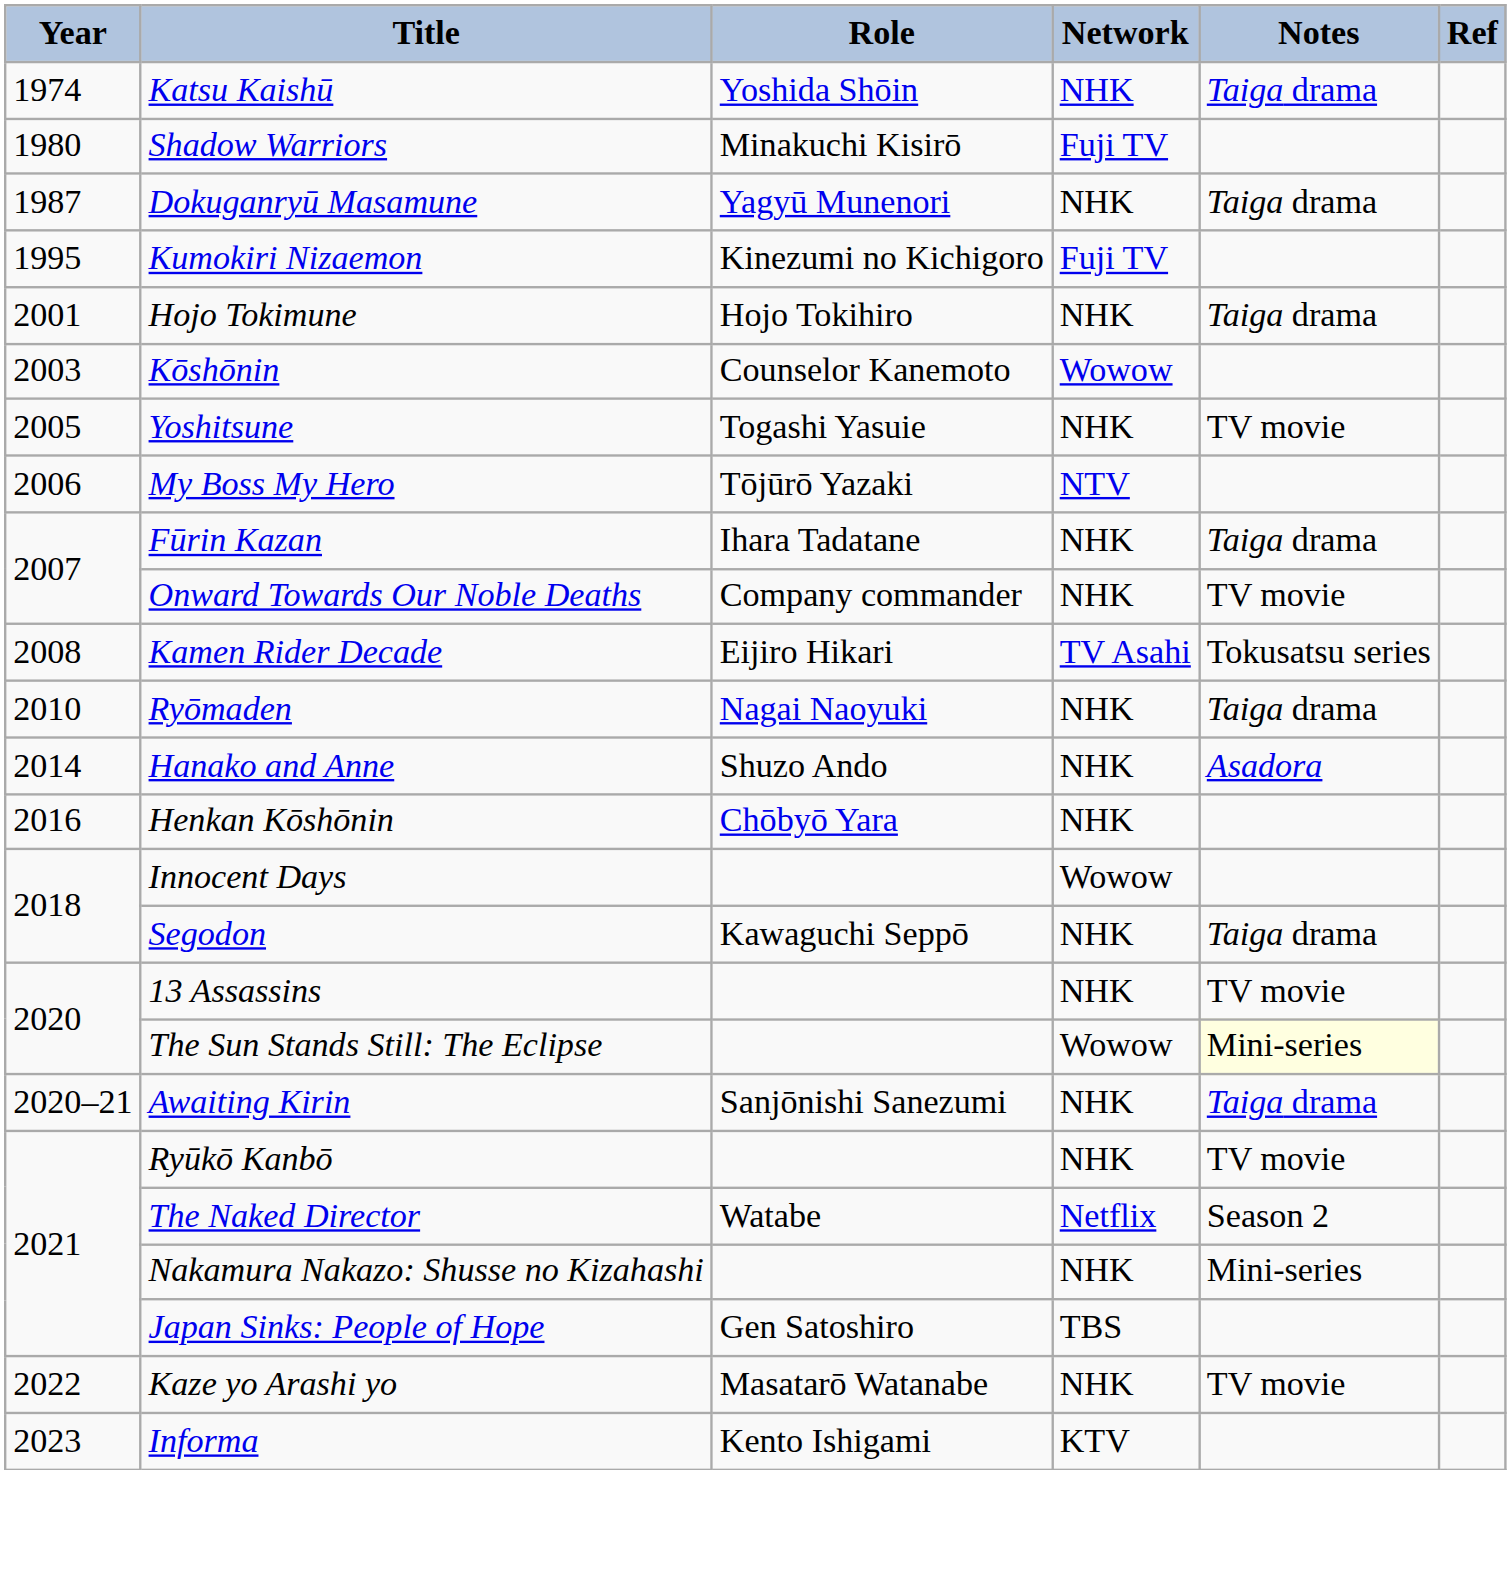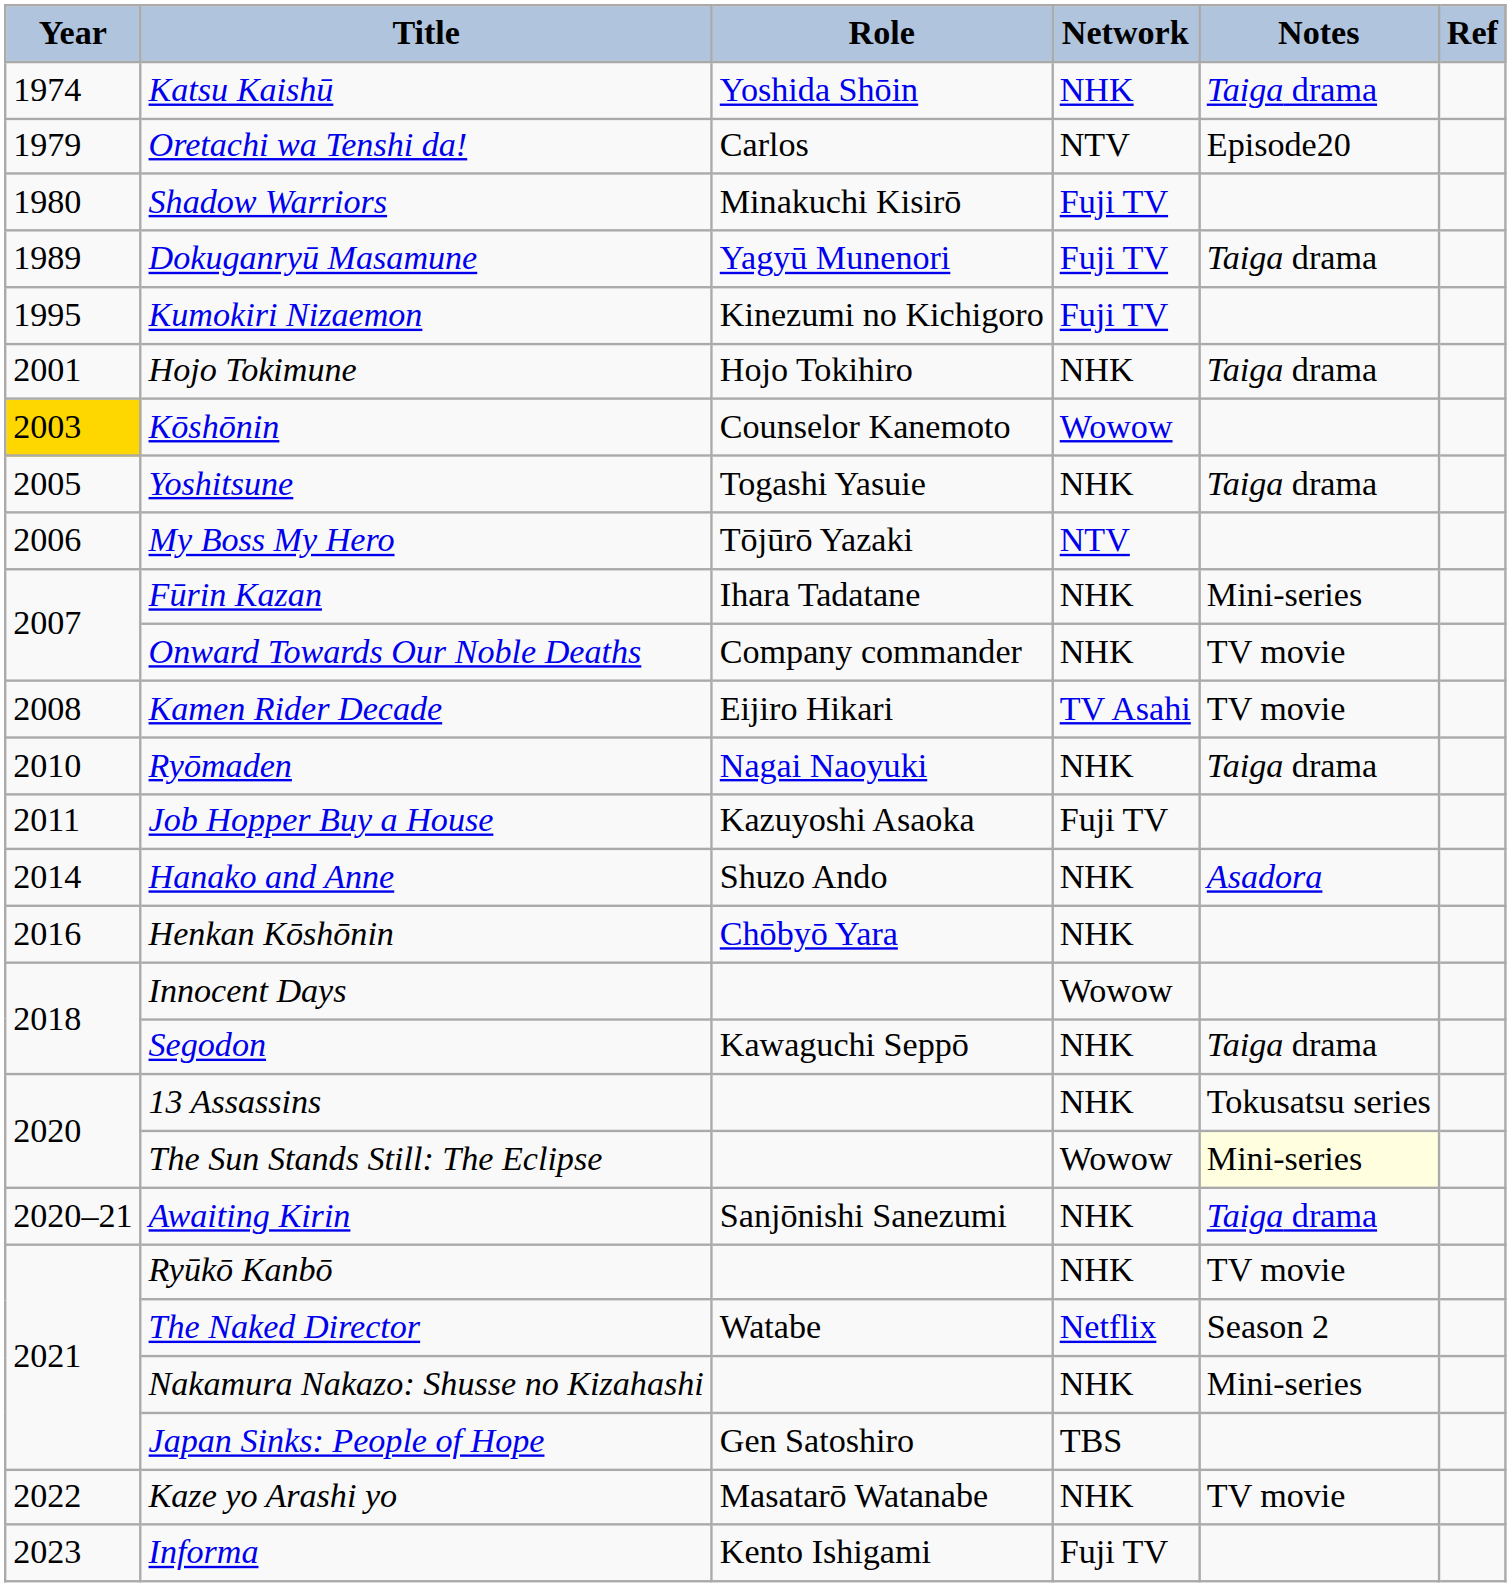+ row: (308, 145)
(47, 201) 1987 -> (47, 258) 1989
(1097, 201) NHK -> (1114, 258) Fuji TV
(47, 370) no background -> (47, 427) gold background
(1276, 427) TV movie -> (1292, 483) Taiga drama
(1292, 539) Taiga drama -> (1284, 595) Mini-series
(1319, 652) Tokusatsu series -> (1276, 708) TV movie
+ row: (321, 821)
(1276, 989) TV movie -> (1319, 1102) Tokusatsu series
(1095, 1440) KTV -> (1114, 1552) Fuji TV
